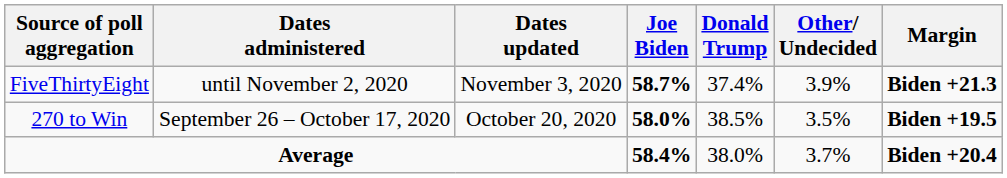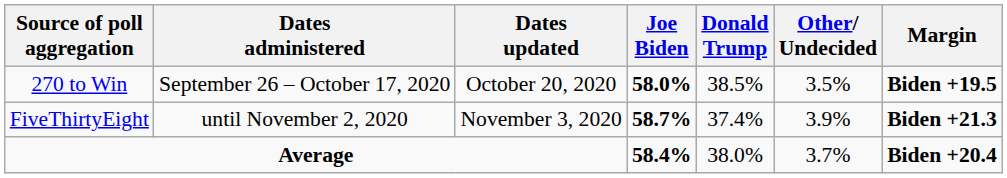rows swapped: (79, 119) <-> (79, 83)
